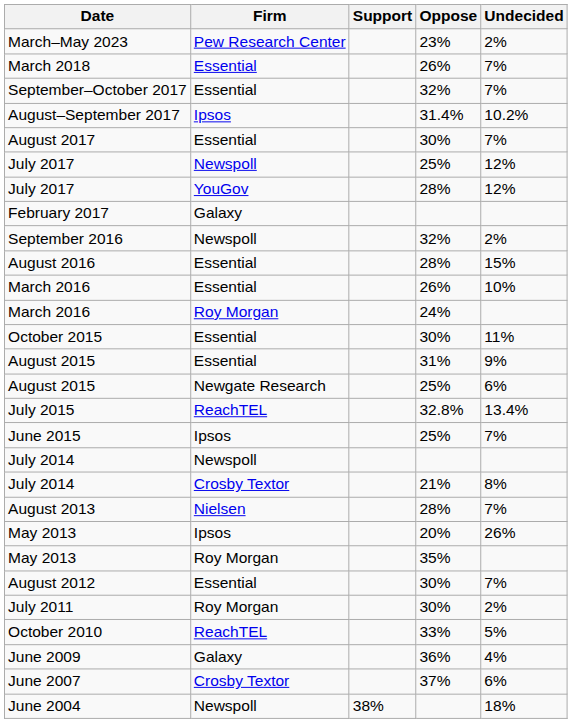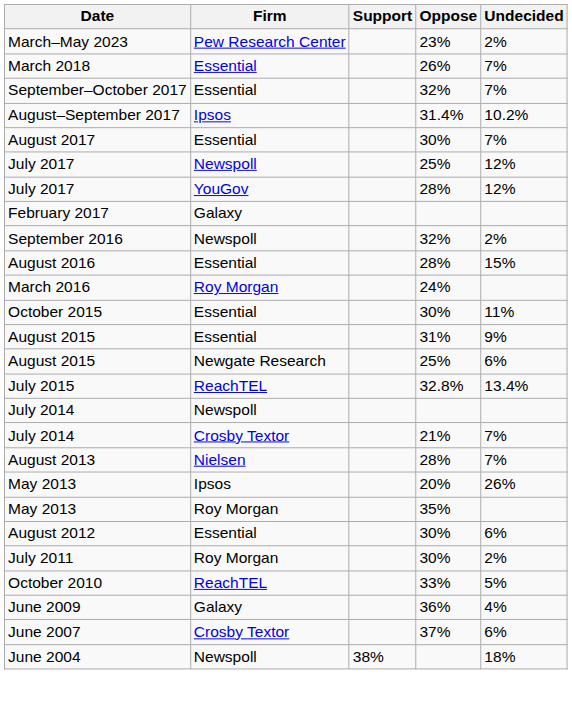- row: (49, 287)
- row: (44, 435)
(496, 484) 8% -> (496, 435) 7%
(496, 582) 7% -> (496, 533) 6%
